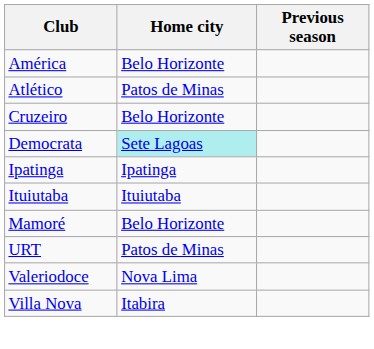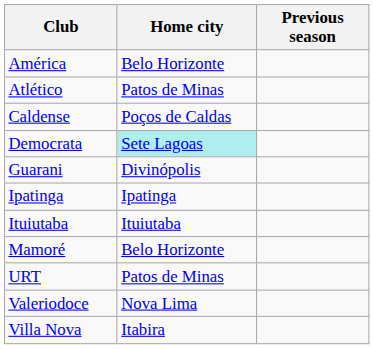+ row: (39, 116)
- row: (38, 116)
+ row: (35, 169)
